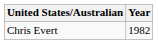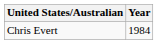(139, 30) 1982 -> (139, 30) 1984
